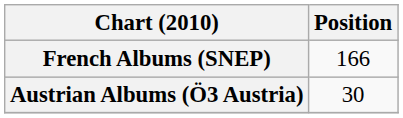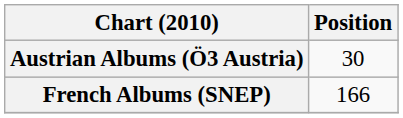rows swapped: (157, 94) <-> (157, 58)
